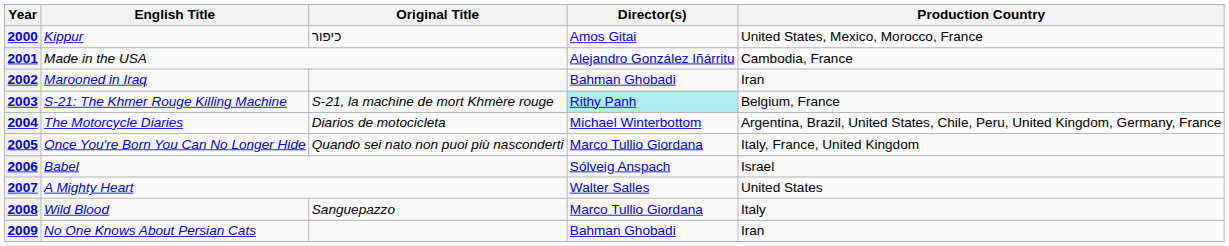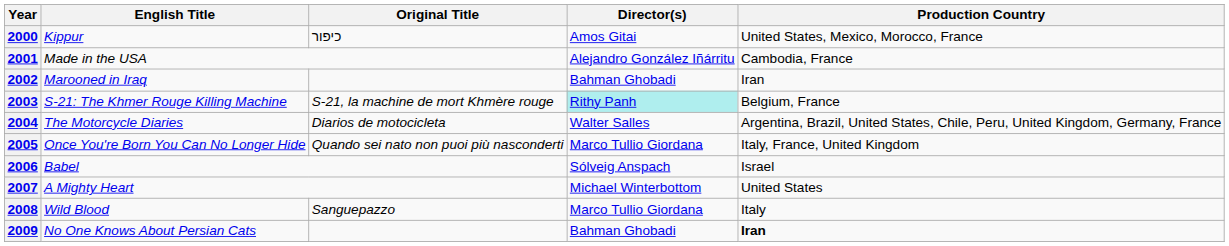(636, 123) Michael Winterbottom -> (610, 123) Walter Salles
(610, 187) Walter Salles -> (636, 187) Michael Winterbottom
(753, 230) normal -> (753, 230) bold
